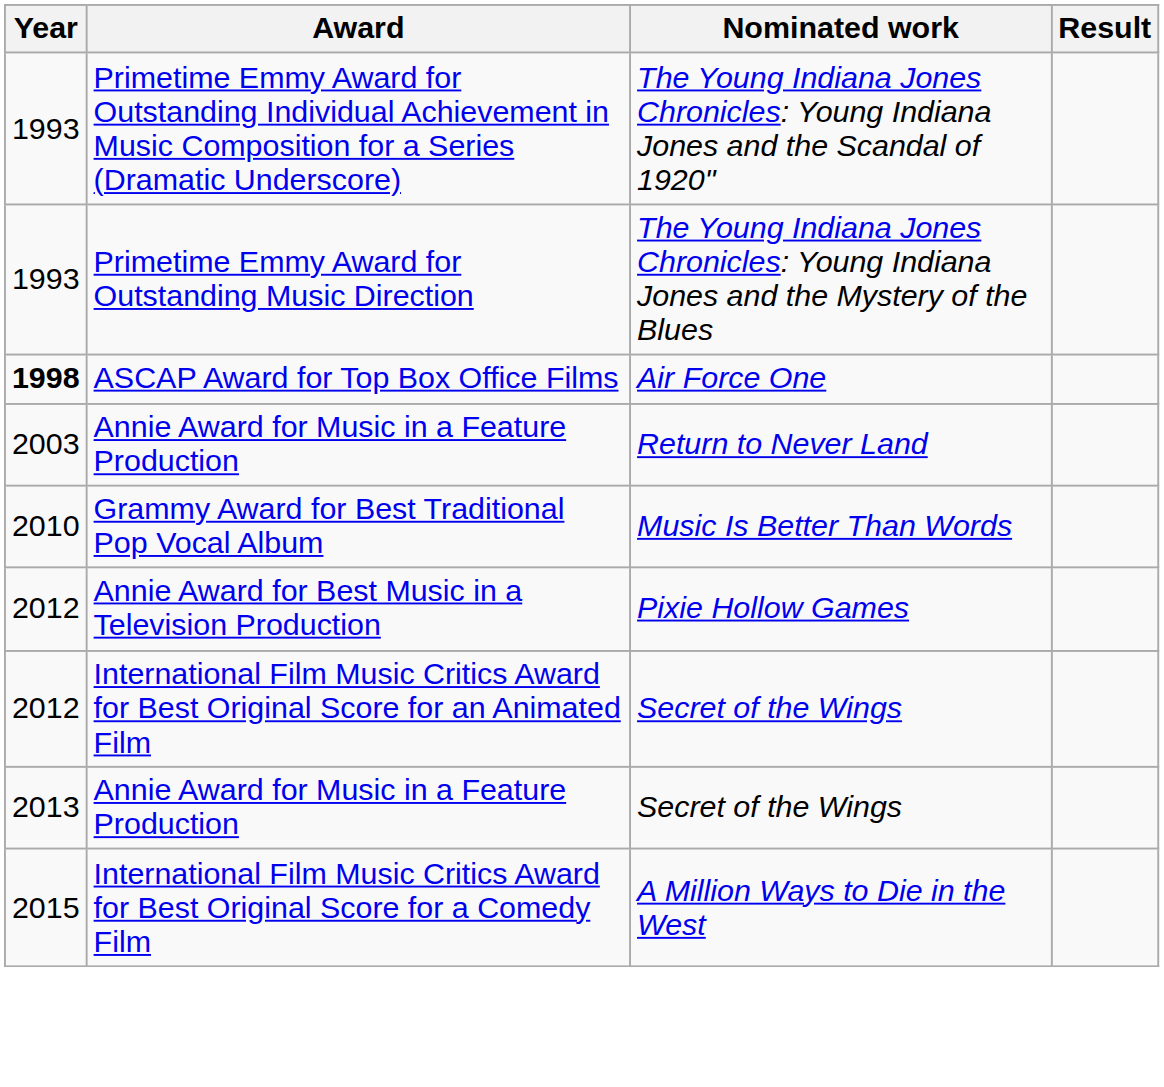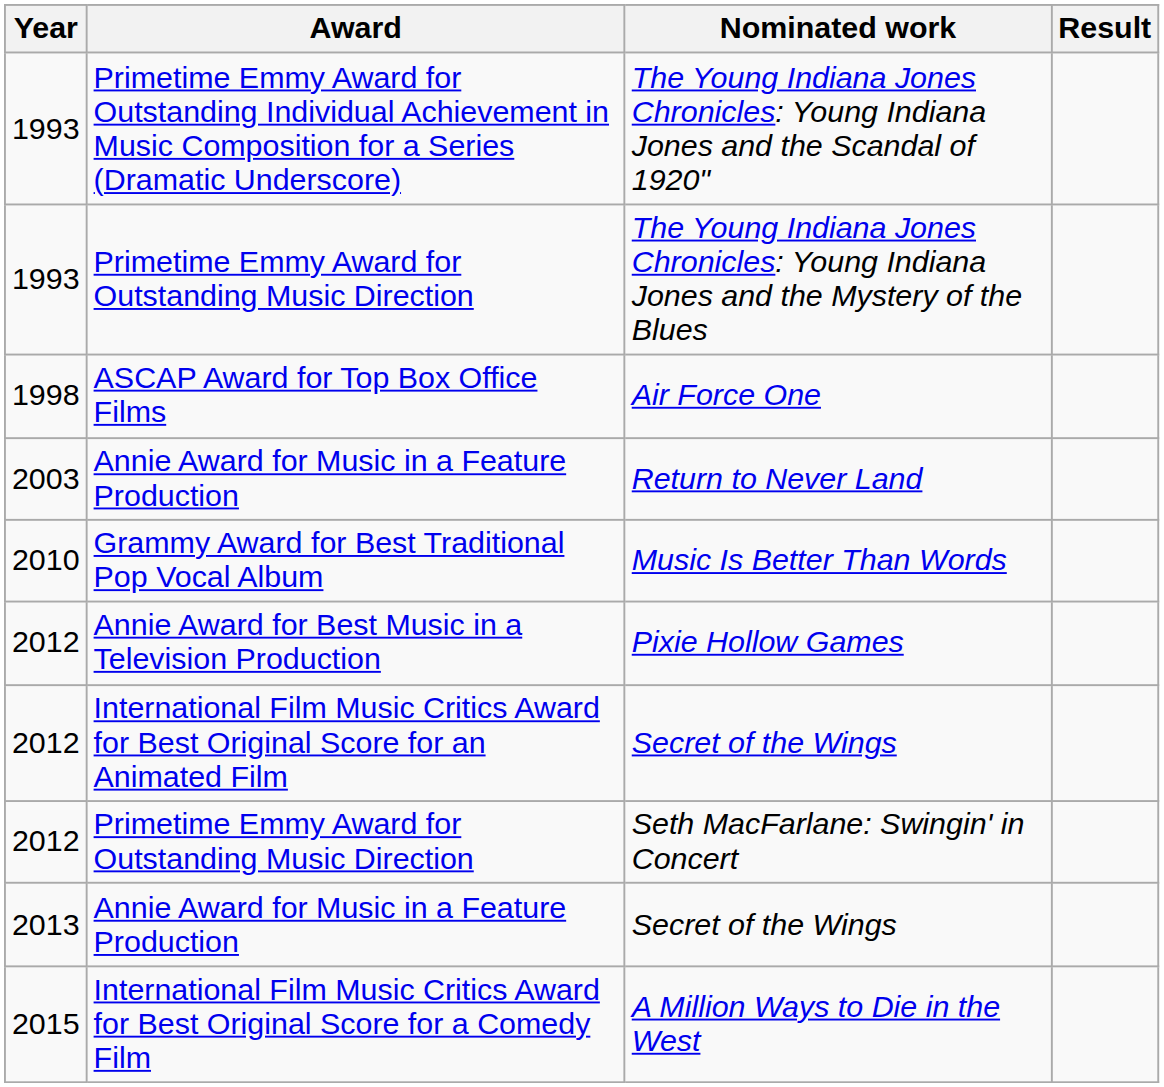(46, 378) bold -> (46, 395) normal
+ row: (284, 841)
